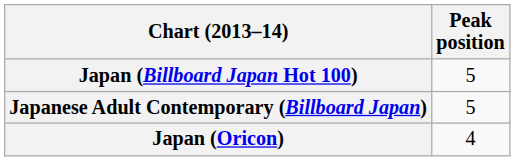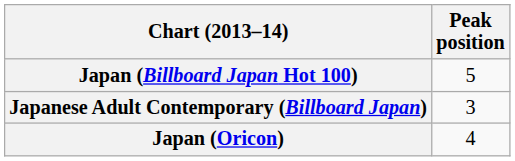(471, 107) 5 -> (471, 107) 3
